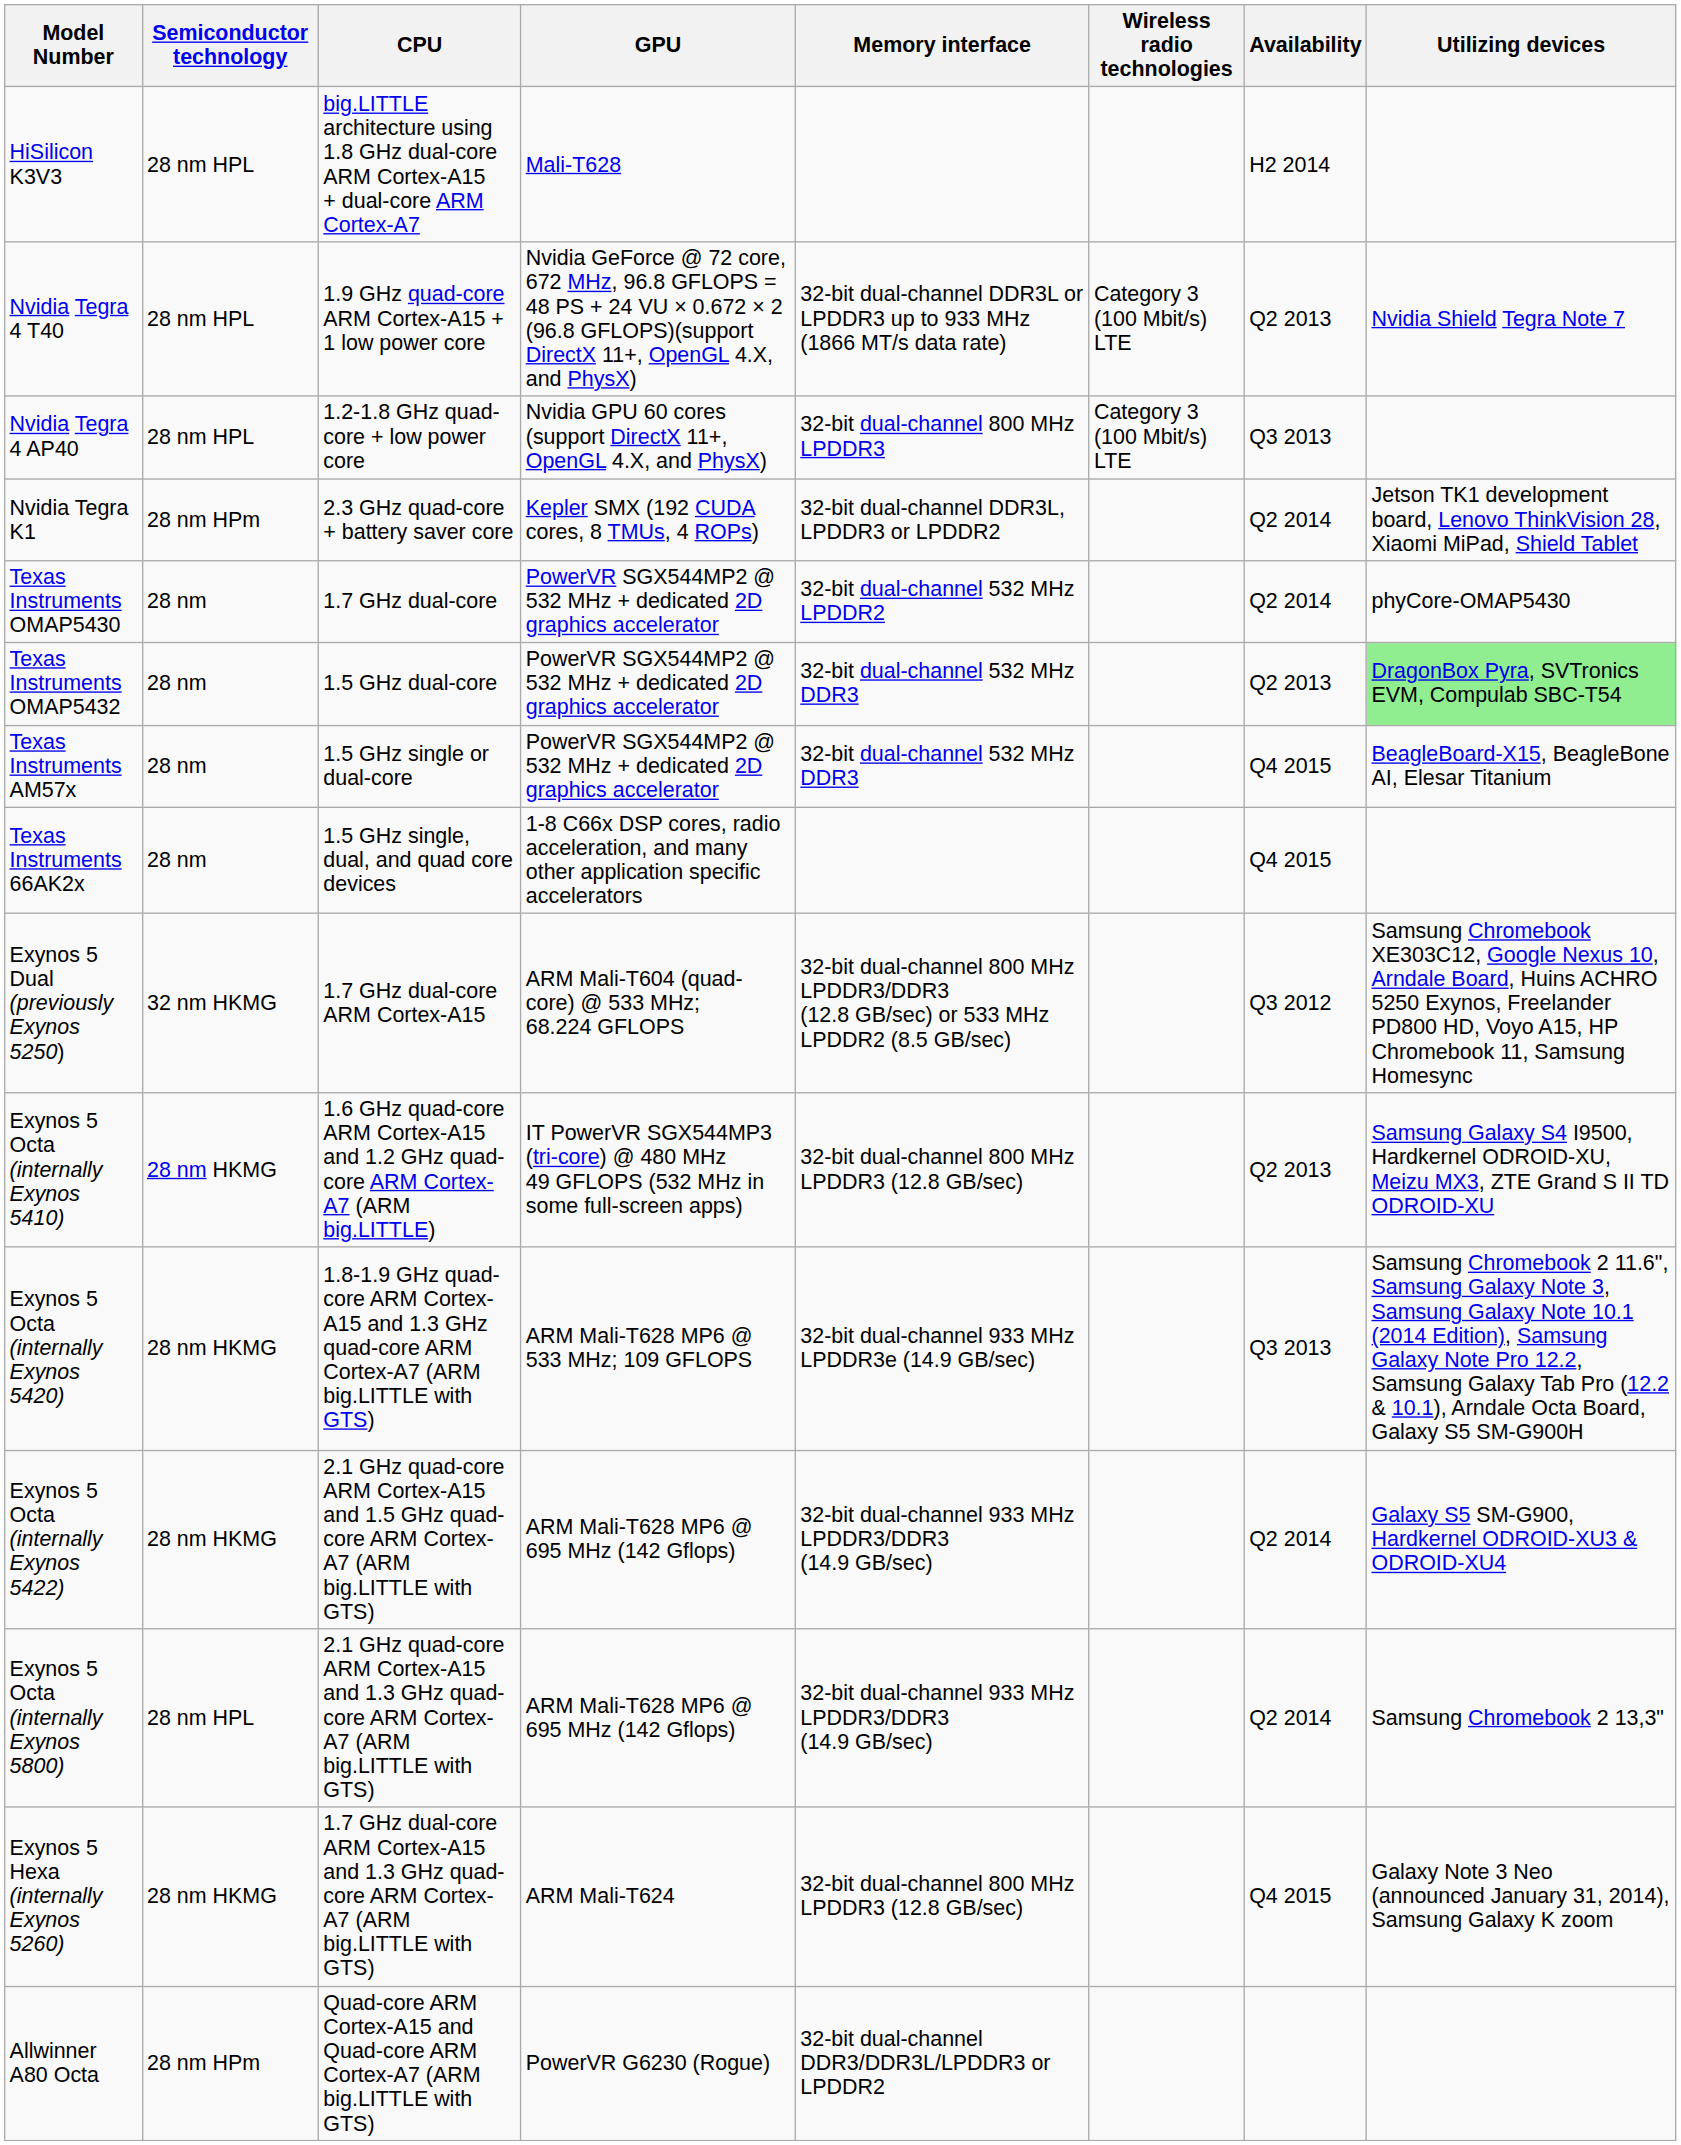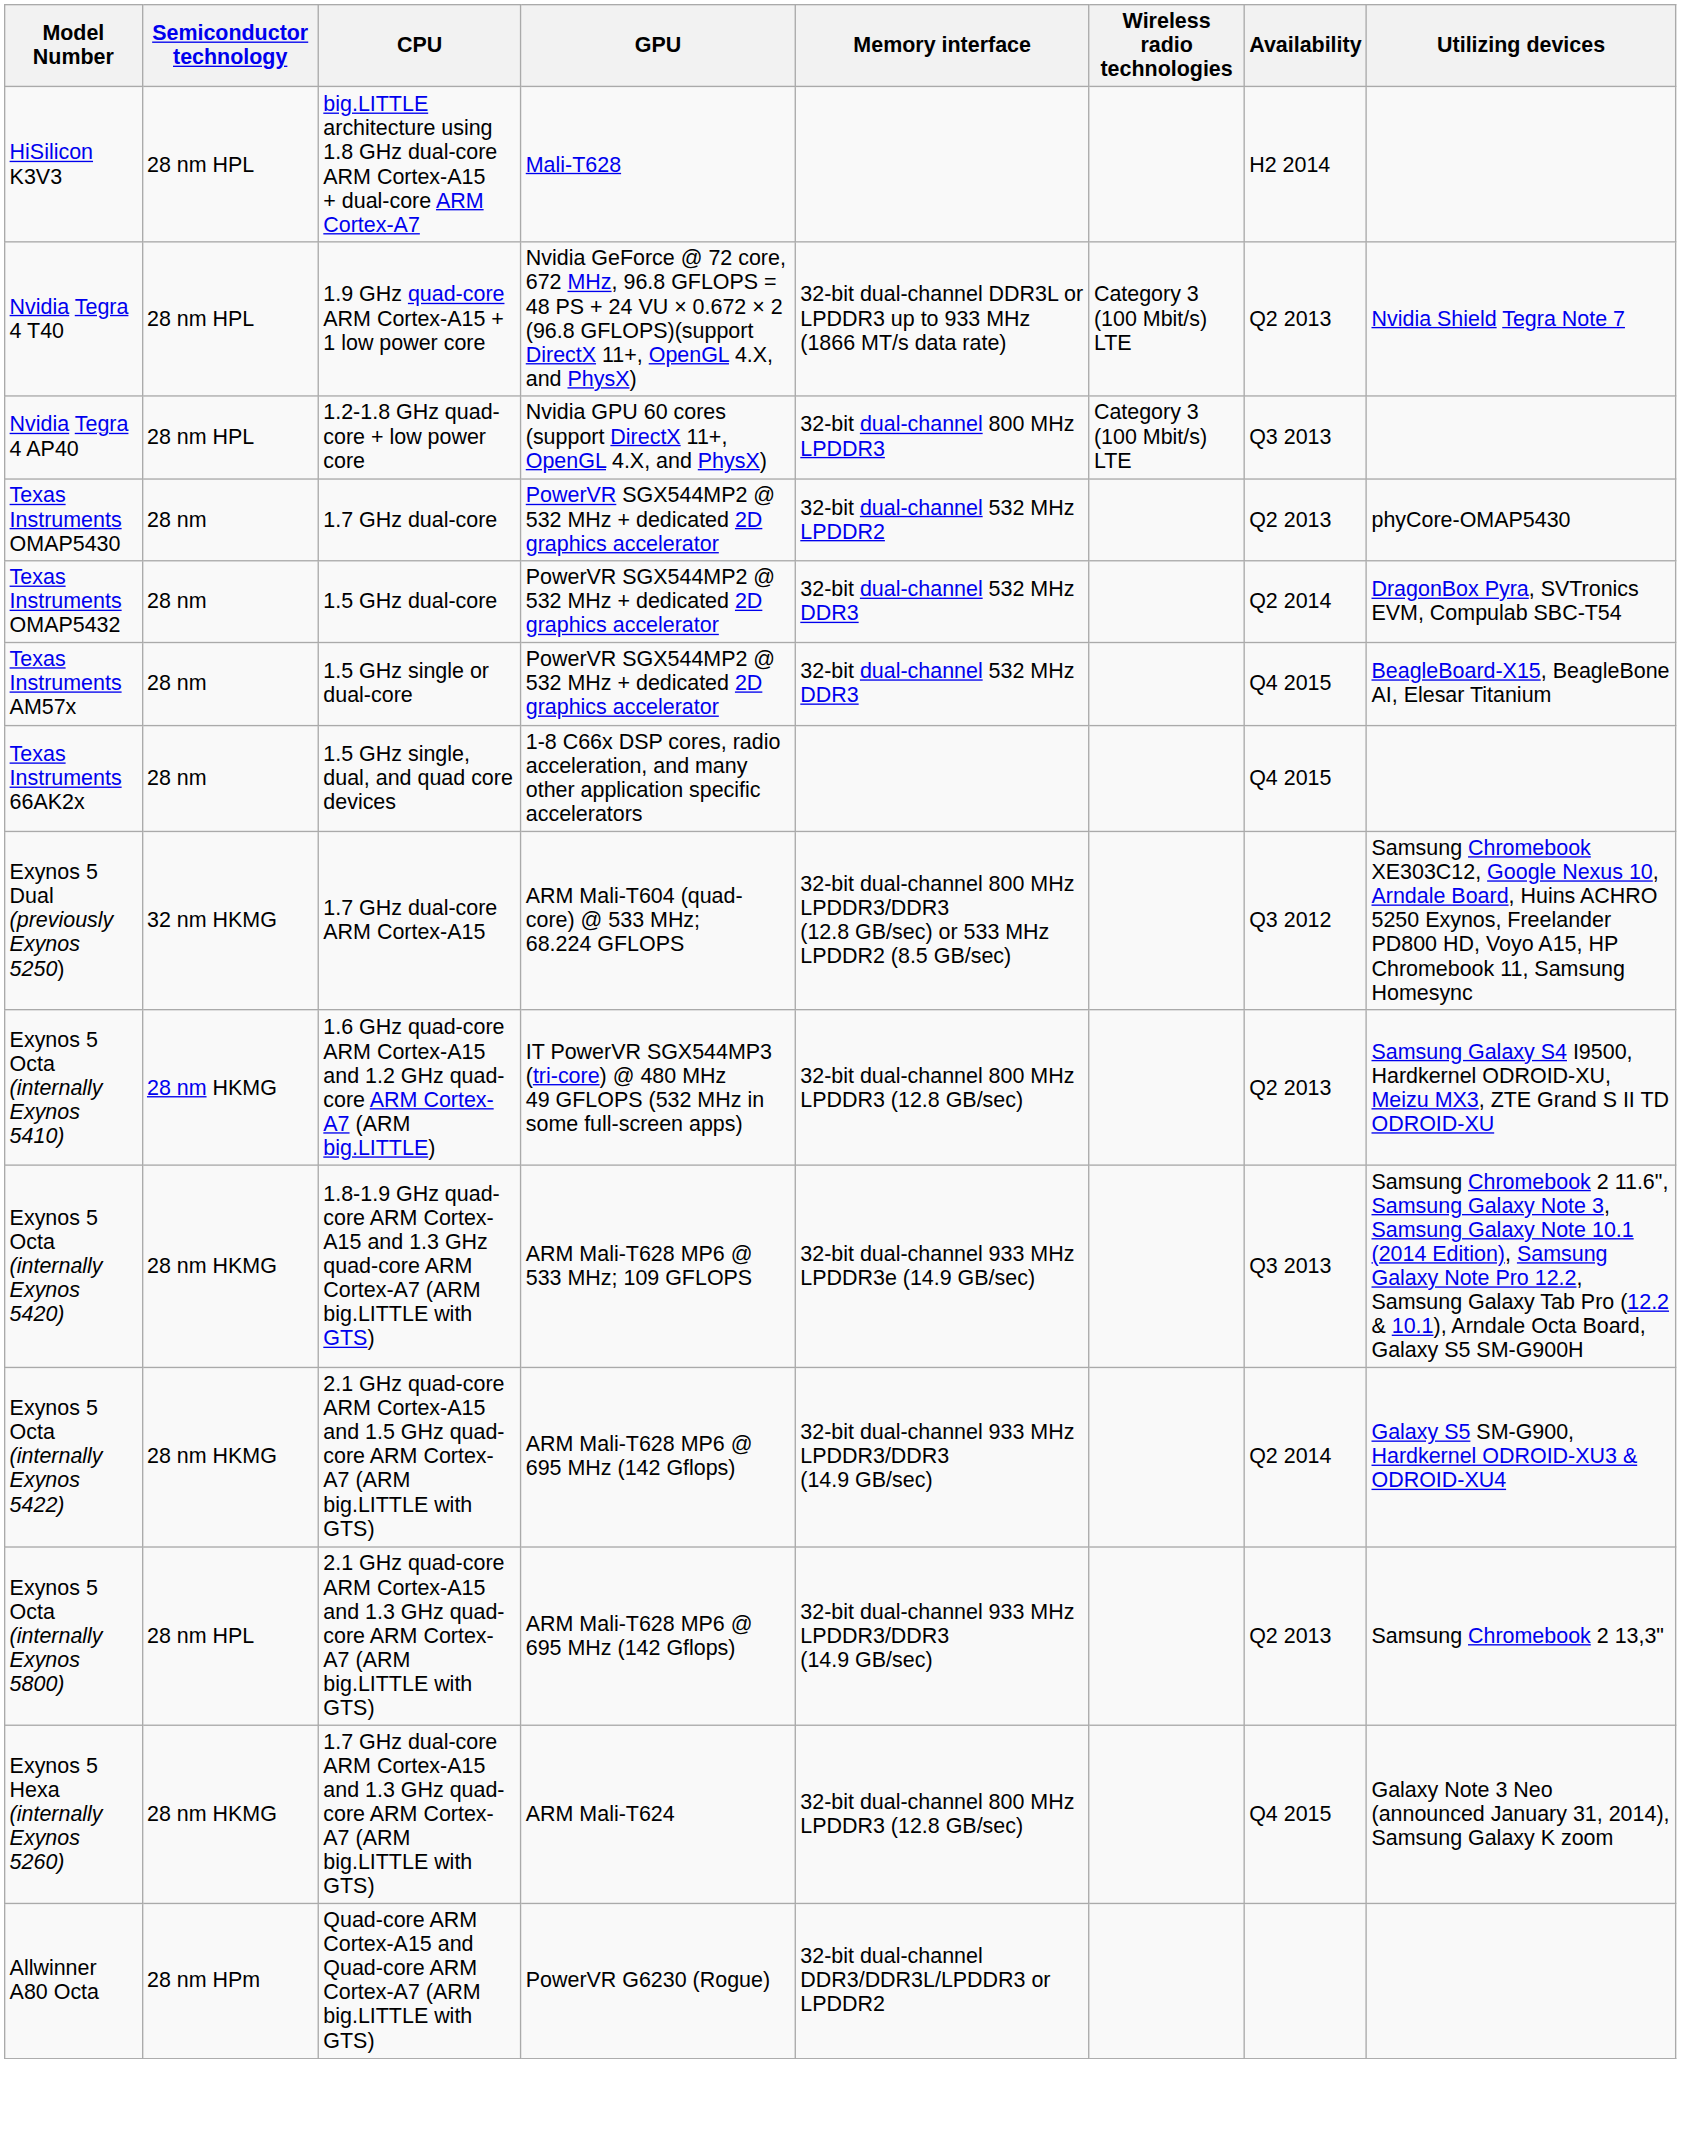- row: (69, 519)
(1290, 601) Q2 2014 -> (1290, 519) Q2 2013
(1290, 683) Q2 2013 -> (1290, 601) Q2 2014
(1505, 683) lightgreen background -> (1505, 601) no background
(1290, 1717) Q2 2014 -> (1290, 1635) Q2 2013
